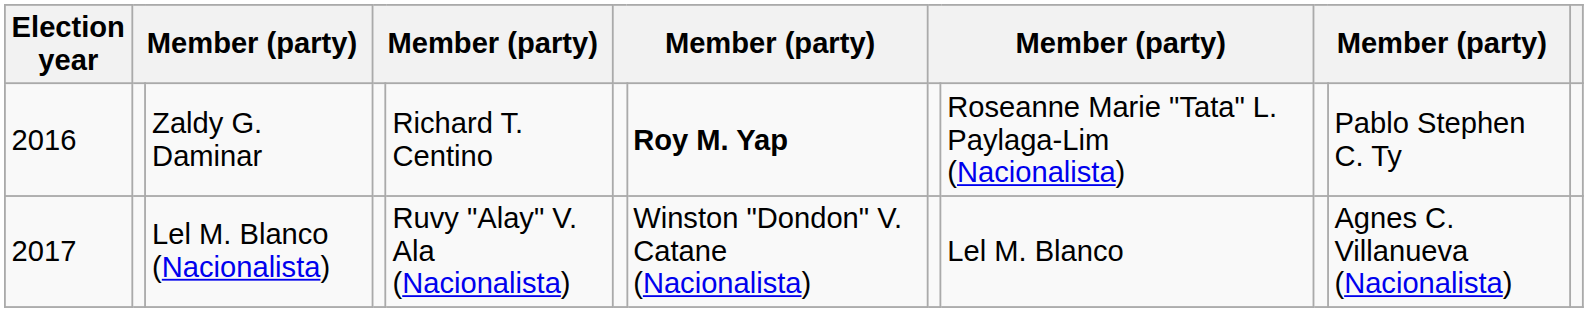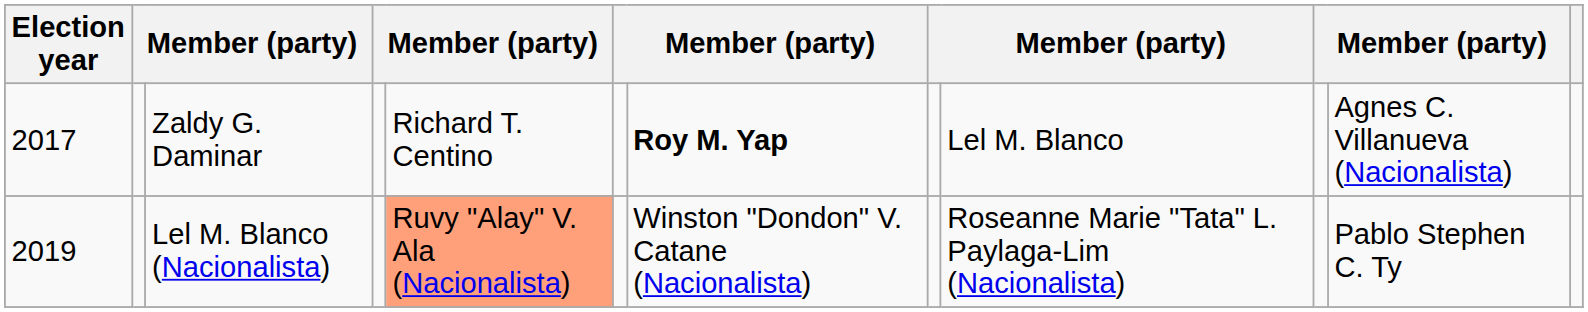(44, 139) 2016 -> (44, 139) 2017
(1112, 139) Roseanne Marie "Tata" L. Paylaga-Lim (Nacionalista) -> (1036, 139) Lel M. Blanco
(1430, 139) Pablo Stephen C. Ty -> (1423, 139) Agnes C. Villanueva (Nacionalista)
(44, 250) 2017 -> (44, 250) 2019
(485, 250) no background -> (485, 250) lightsalmon background
(1036, 250) Lel M. Blanco -> (1112, 250) Roseanne Marie "Tata" L. Paylaga-Lim (Nacionalista)
(1423, 250) Agnes C. Villanueva (Nacionalista) -> (1430, 250) Pablo Stephen C. Ty
